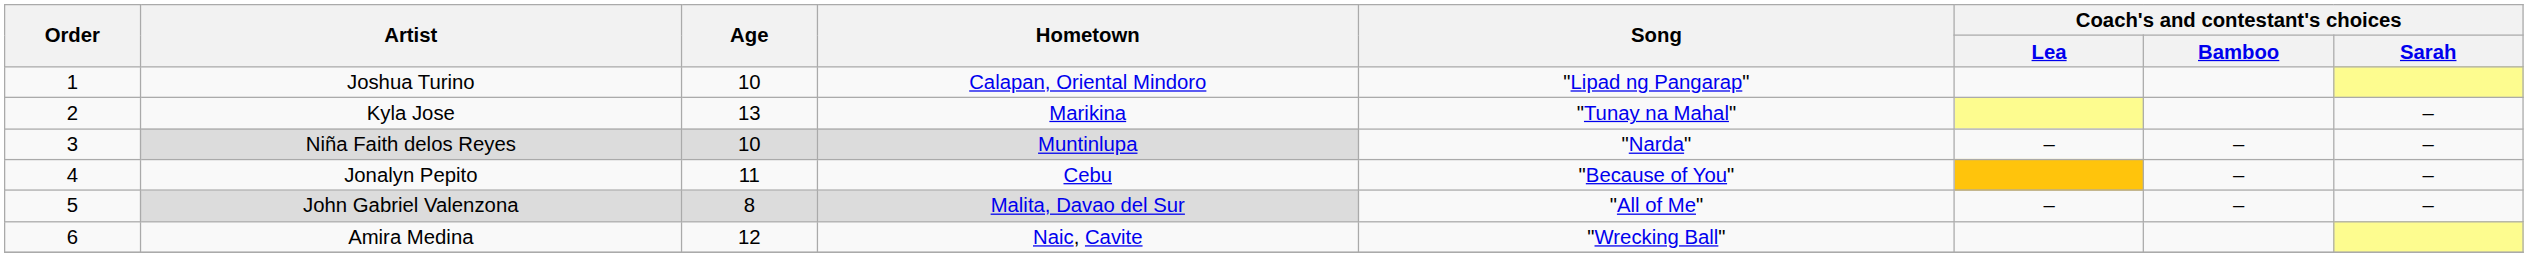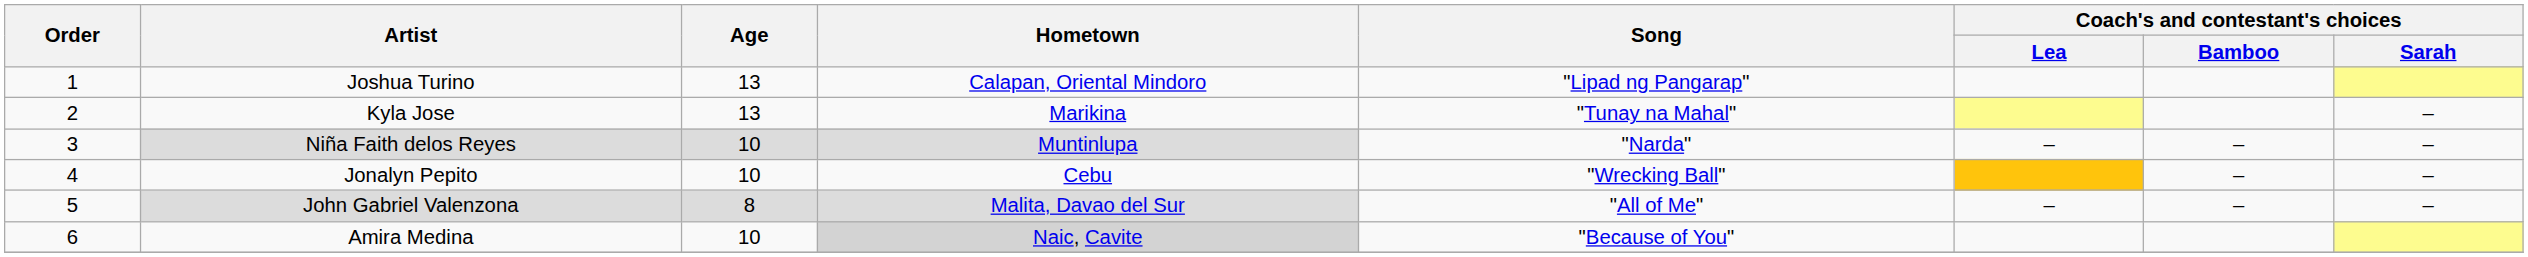(749, 82) 10 -> (749, 82) 13
(749, 175) 11 -> (749, 175) 10
(1656, 175) "Because of You" -> (1656, 175) "Wrecking Ball"
(749, 237) 12 -> (749, 237) 10
(1088, 237) no background -> (1088, 237) lightgrey background
(1656, 237) "Wrecking Ball" -> (1656, 237) "Because of You"
